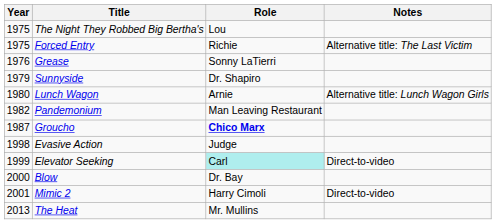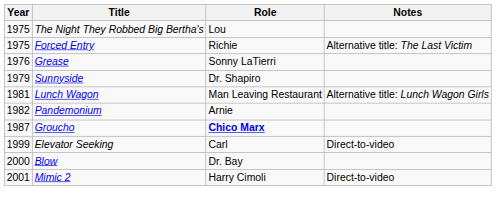(18, 95) 1980 -> (18, 95) 1981
(221, 95) Arnie -> (265, 95) Man Leaving Restaurant
(265, 111) Man Leaving Restaurant -> (221, 111) Arnie
- row: (69, 144)
(218, 161) paleturquoise background -> (218, 144) no background
- row: (56, 210)
